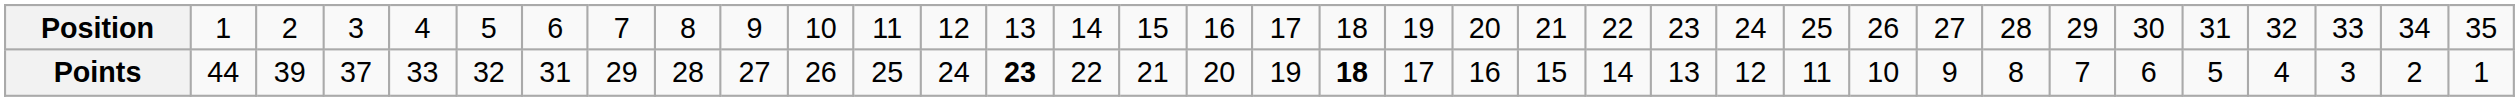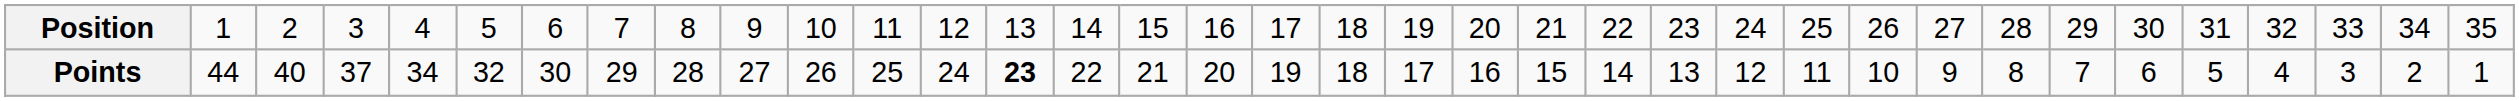(290, 72) 39 -> (290, 72) 40
(422, 72) 33 -> (422, 72) 34
(555, 72) 31 -> (555, 72) 30
(1352, 72) bold -> (1352, 72) normal
